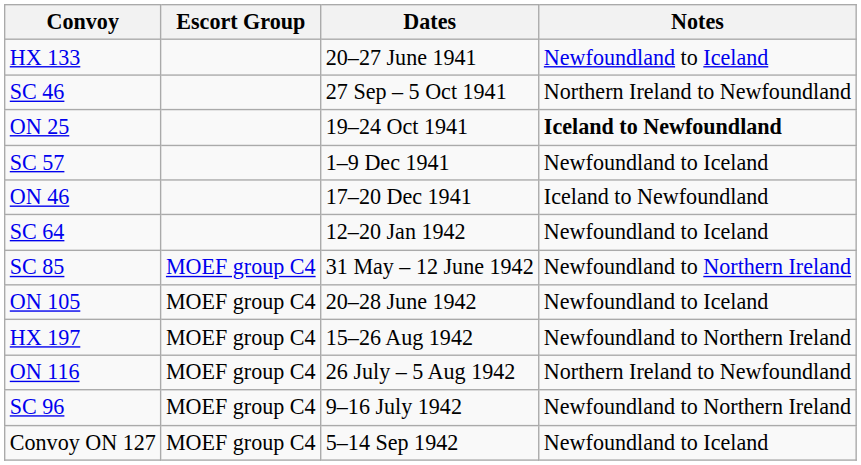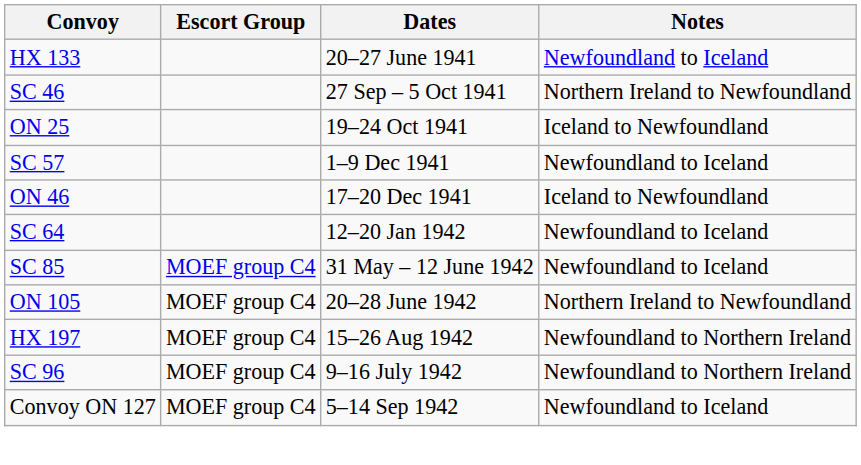(663, 127) bold -> (656, 127) normal
(697, 267) Newfoundland to Northern Ireland -> (656, 267) Newfoundland to Iceland
(656, 302) Newfoundland to Iceland -> (697, 302) Northern Ireland to Newfoundland
- row: (45, 372)
